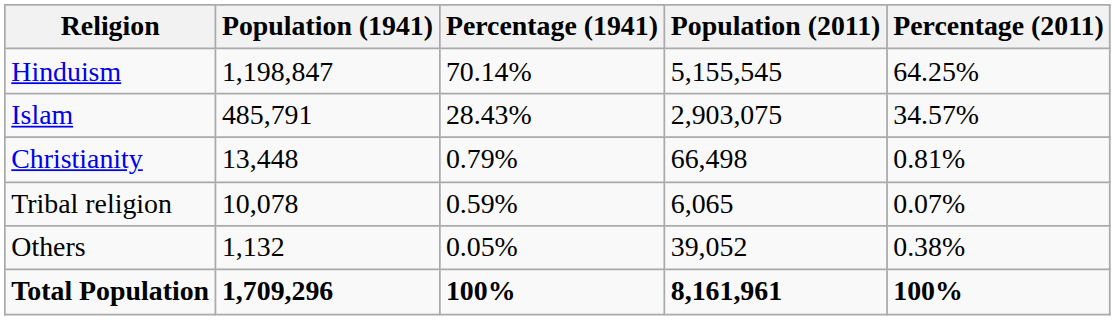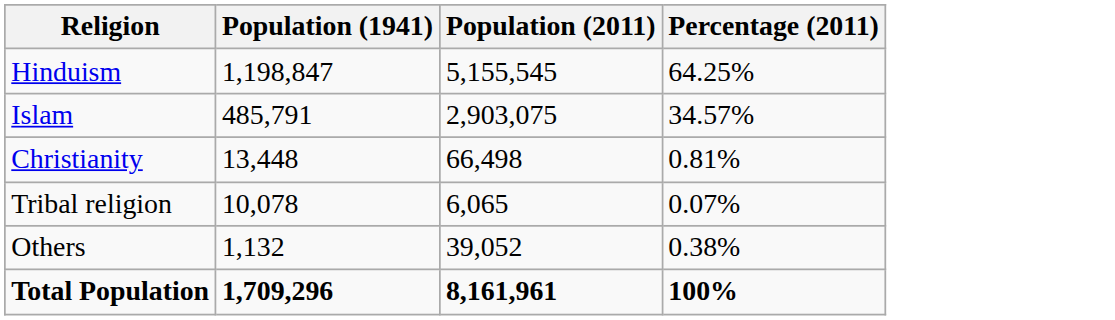- column: (552, 26)
